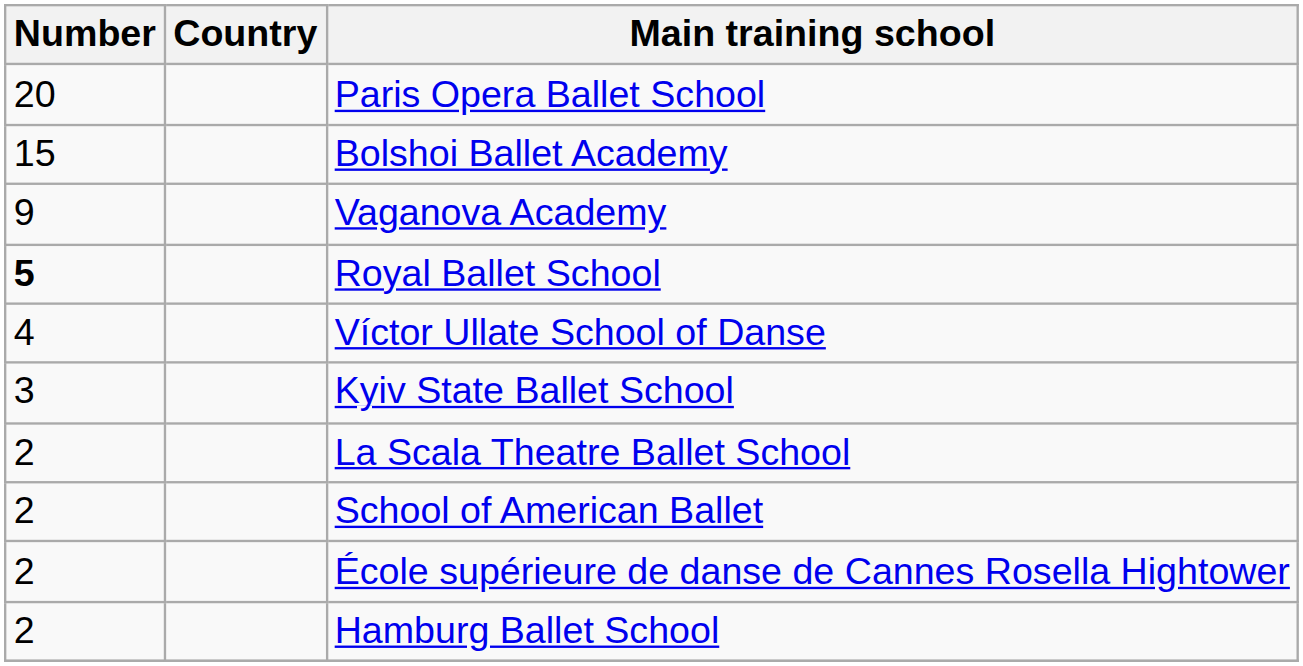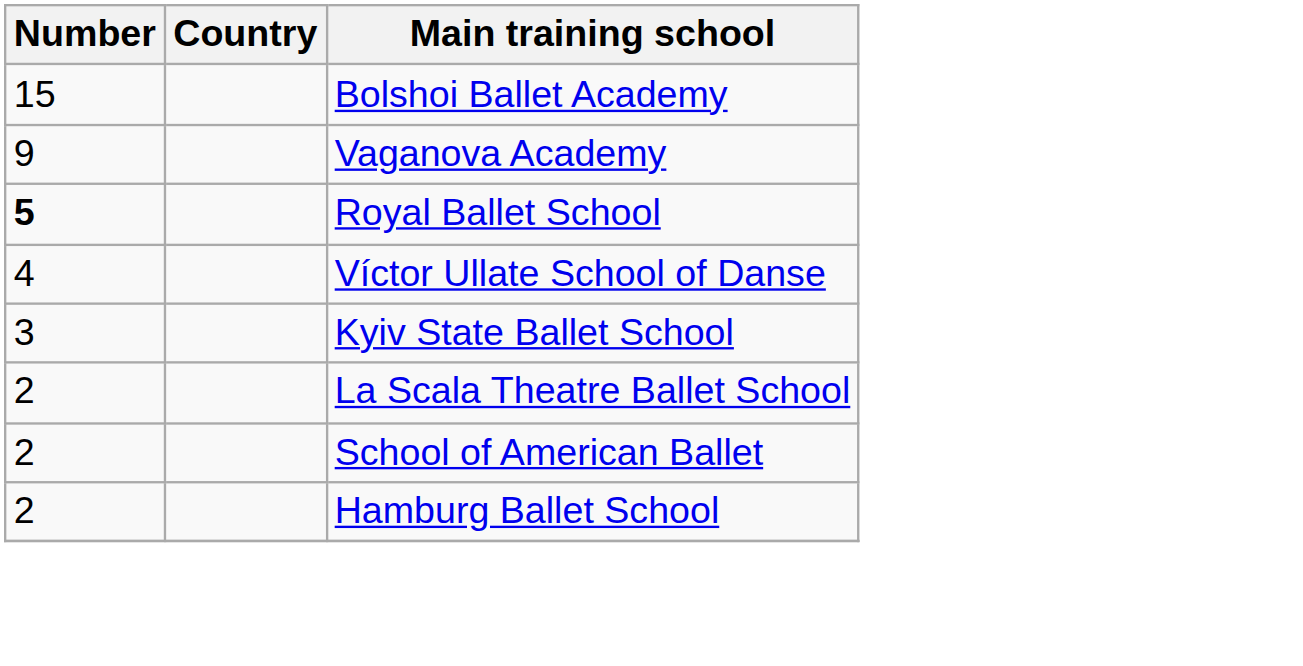- row: (550, 93)
- row: (812, 570)
